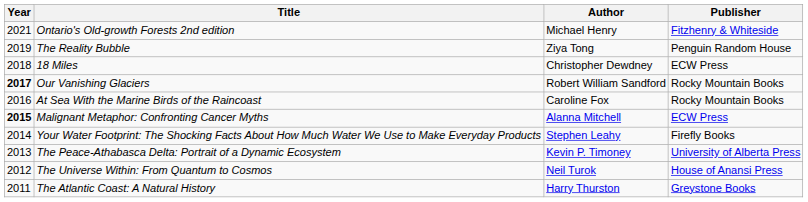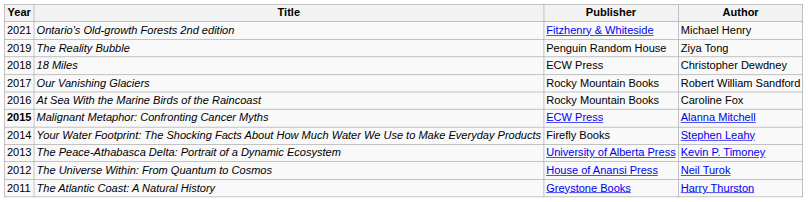columns swapped: (606, 13) <-> (736, 13)
(19, 83) bold -> (19, 83) normal
